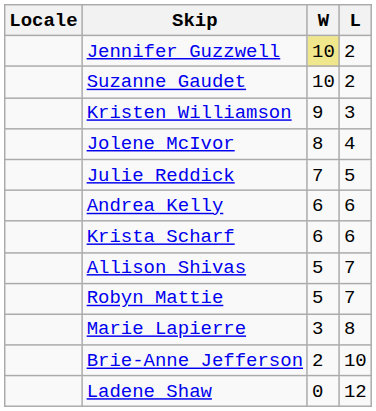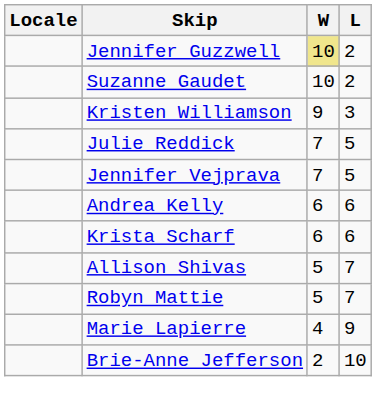- row: (161, 144)
+ row: (183, 175)
(318, 330) 3 -> (318, 330) 4
(350, 330) 8 -> (350, 330) 9
- row: (149, 391)
